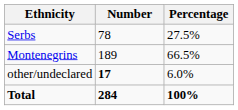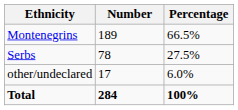rows swapped: (42, 54) <-> (21, 34)
(104, 74) bold -> (104, 74) normal
